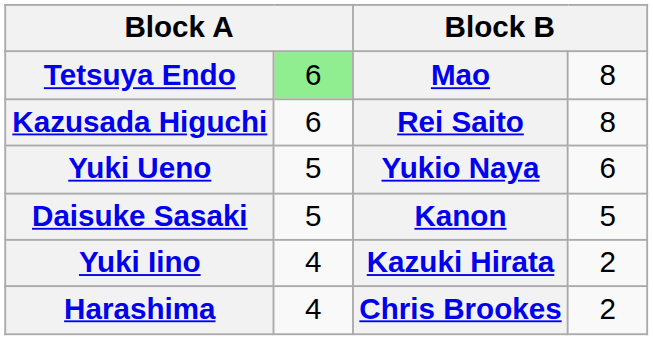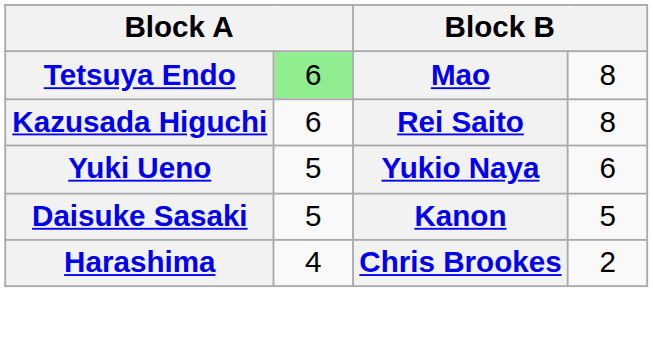- row: (140, 262)
